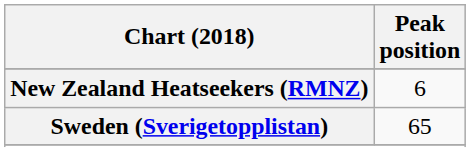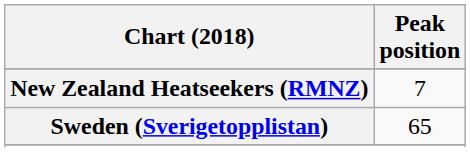(420, 88) 6 -> (420, 88) 7
